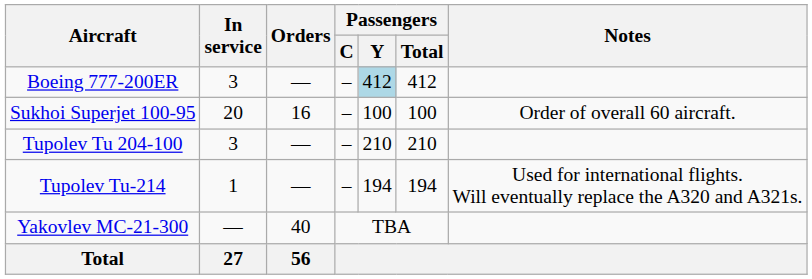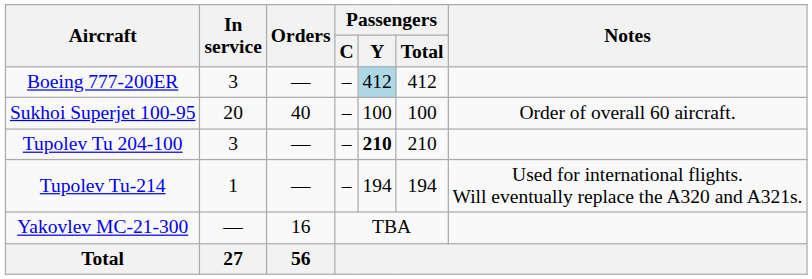(301, 112) 16 -> (301, 112) 40
(377, 143) normal -> (377, 143) bold
(301, 227) 40 -> (301, 227) 16
